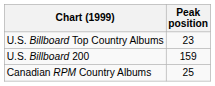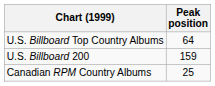(188, 40) 23 -> (188, 40) 64
